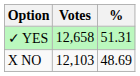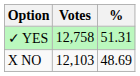(75, 38) 12,658 -> (75, 38) 12,758
